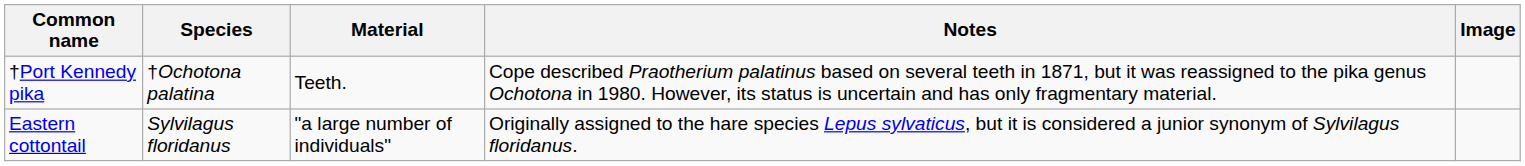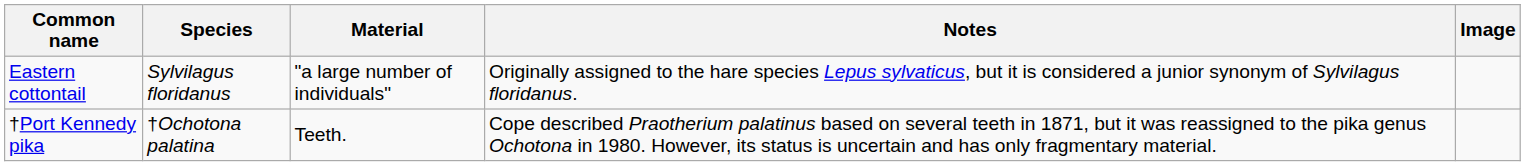rows swapped: (47, 134) <-> (73, 82)
